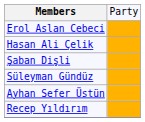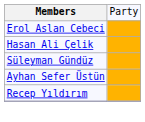- row: (38, 61)
